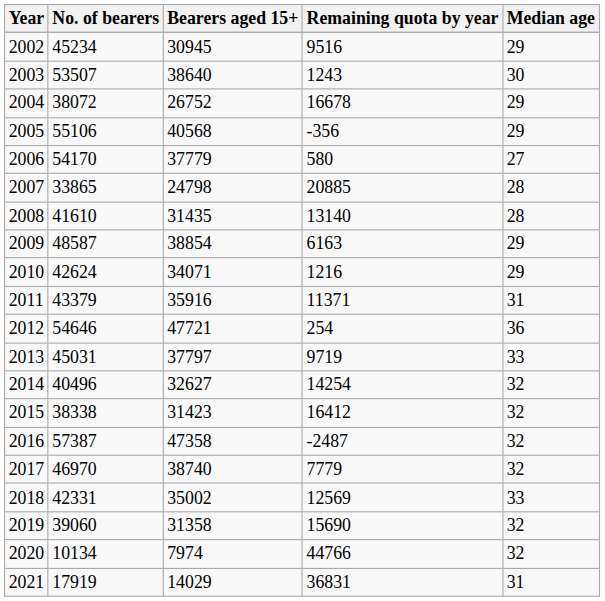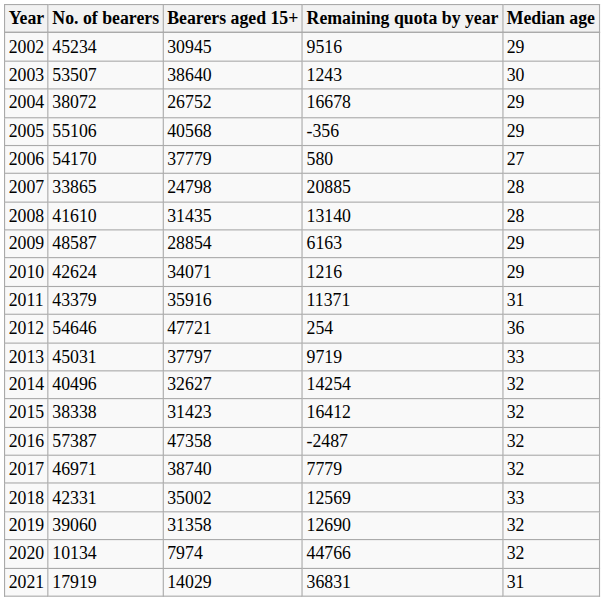(189, 243) 38854 -> (189, 243) 28854
(75, 469) 46970 -> (75, 469) 46971
(329, 525) 15690 -> (329, 525) 12690
